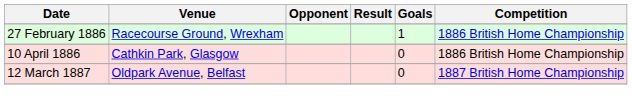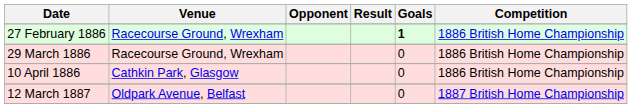(401, 34) normal -> (401, 34) bold
+ row: (49, 53)
